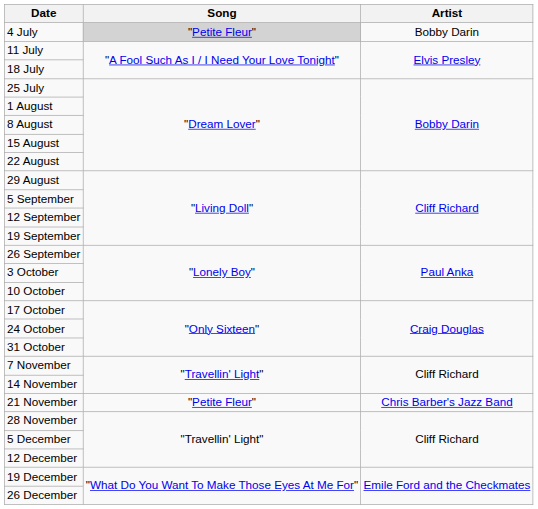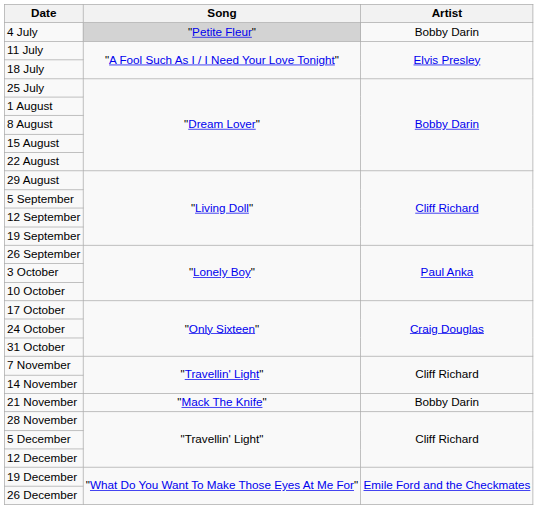(222, 402) "Petite Fleur" -> (222, 402) "Mack The Knife"
(447, 402) Chris Barber's Jazz Band -> (447, 402) Bobby Darin
